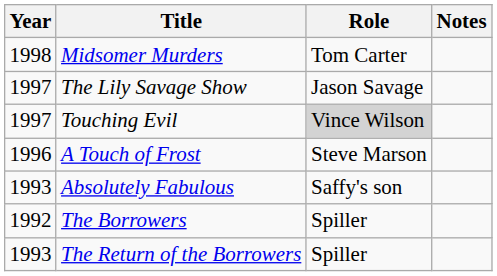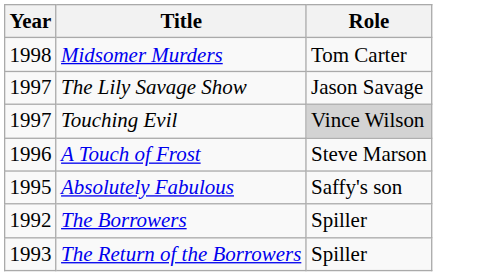- column: (462, 21)
(30, 187) 1993 -> (30, 187) 1995
